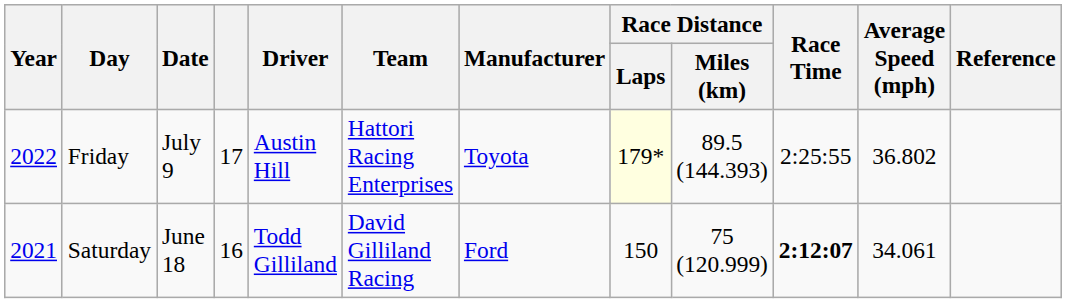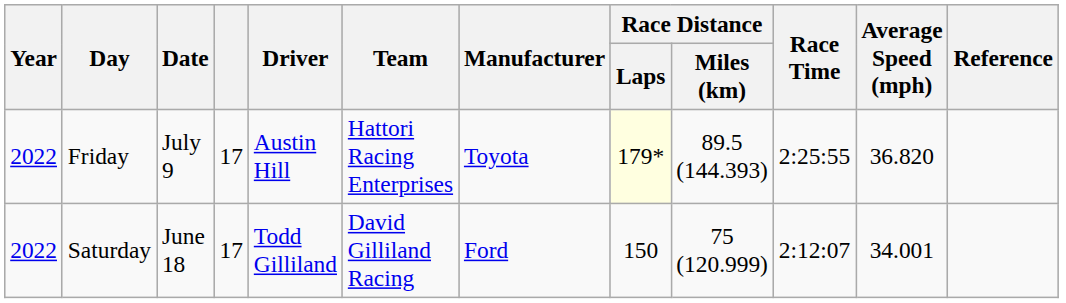(904, 156) 36.802 -> (902, 156) 36.820
(34, 250) 2021 -> (34, 250) 2022
(231, 250) 16 -> (231, 250) 17
(816, 250) bold -> (815, 250) normal
(904, 250) 34.061 -> (902, 250) 34.001
